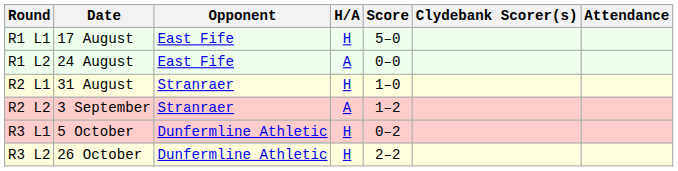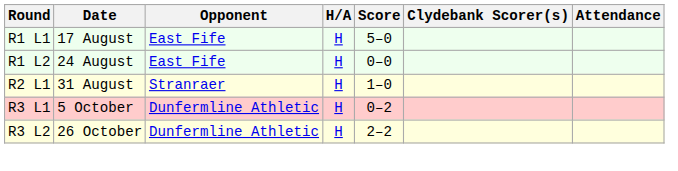(347, 62) A -> (339, 62) H
- row: (29, 108)
